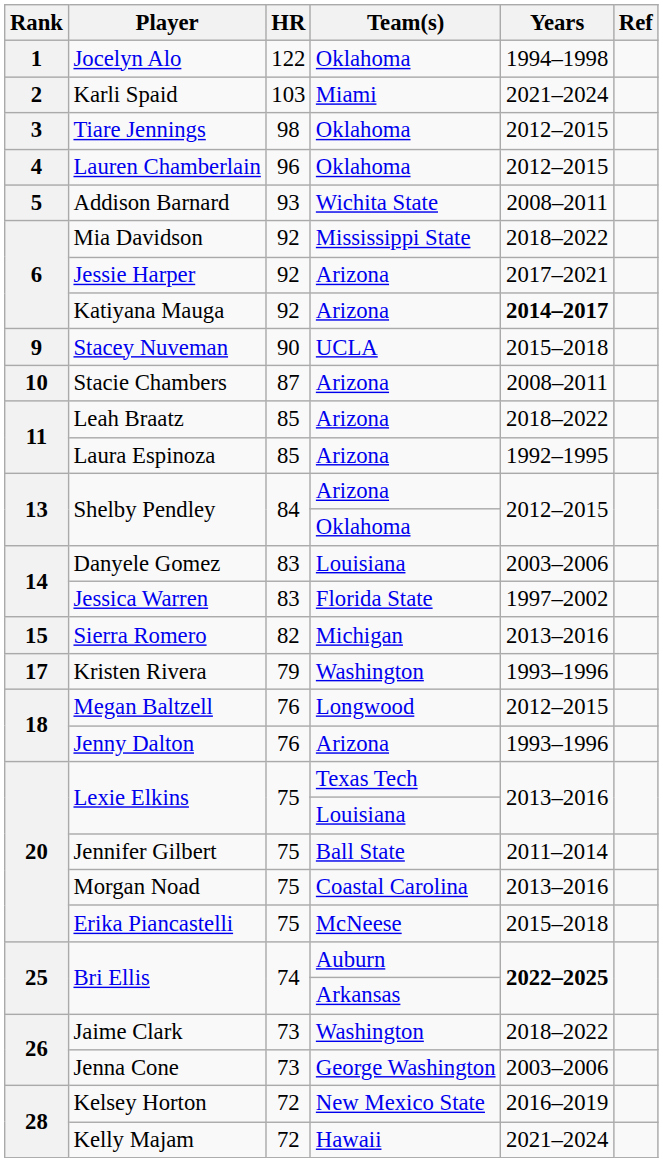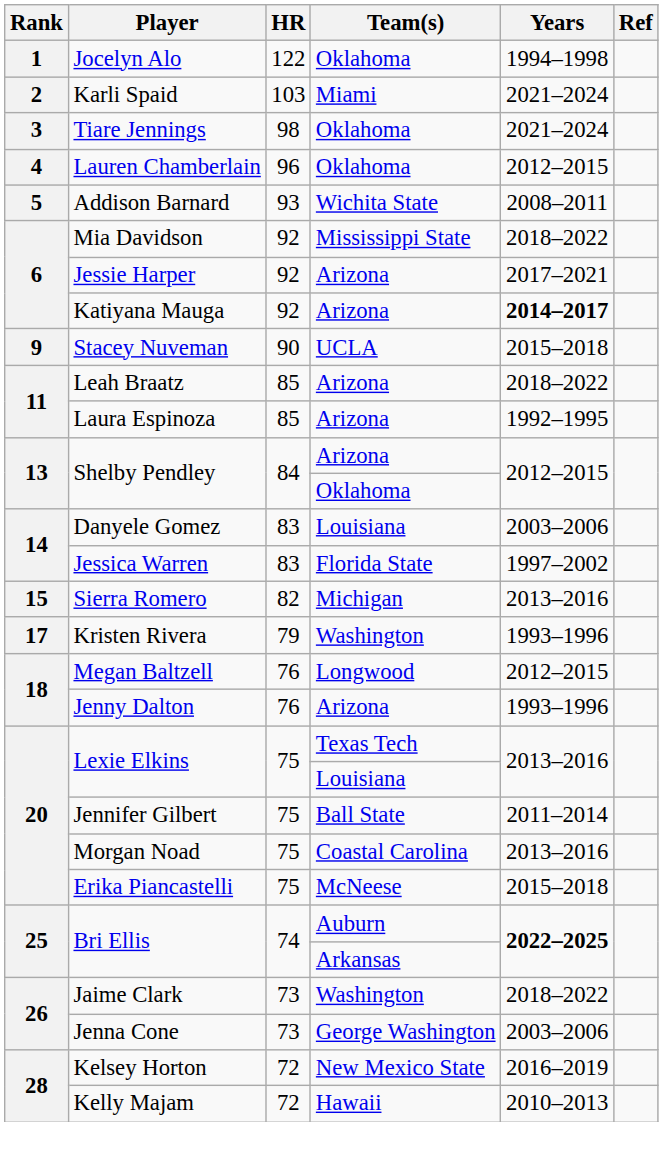(557, 130) 2012–2015 -> (557, 130) 2021–2024
- row: (150, 382)
(557, 1139) 2021–2024 -> (557, 1103) 2010–2013
